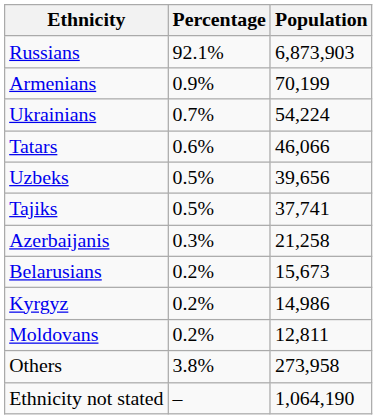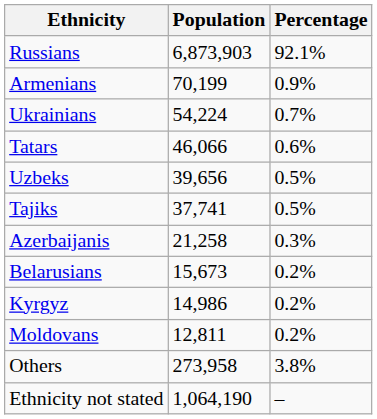columns swapped: (321, 20) <-> (219, 20)
